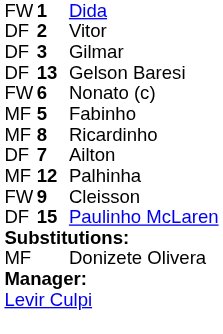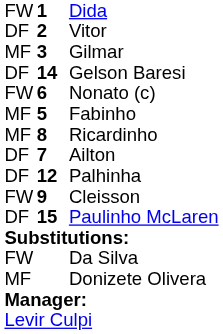(17, 52) DF -> (18, 52) MF
(47, 72) 13 -> (47, 72) 14
(18, 175) MF -> (17, 175) DF
+ row: (103, 258)
